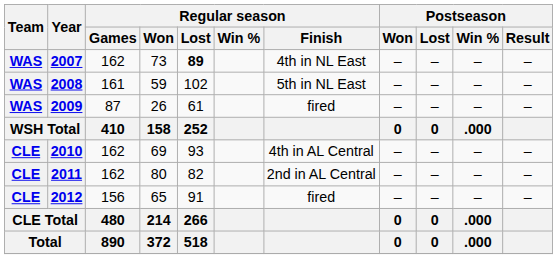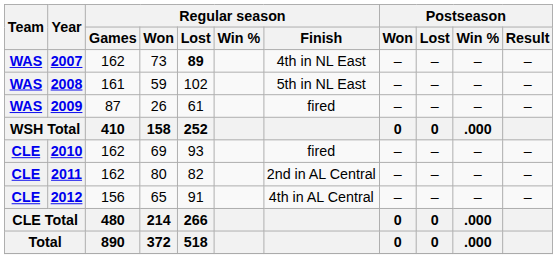(321, 152) 4th in AL Central -> (321, 152) fired
(321, 197) fired -> (321, 197) 4th in AL Central
